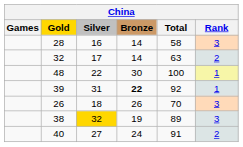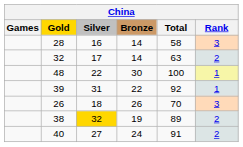(137, 89) bold -> (137, 89) normal
(217, 119) 3 -> (217, 119) 2
